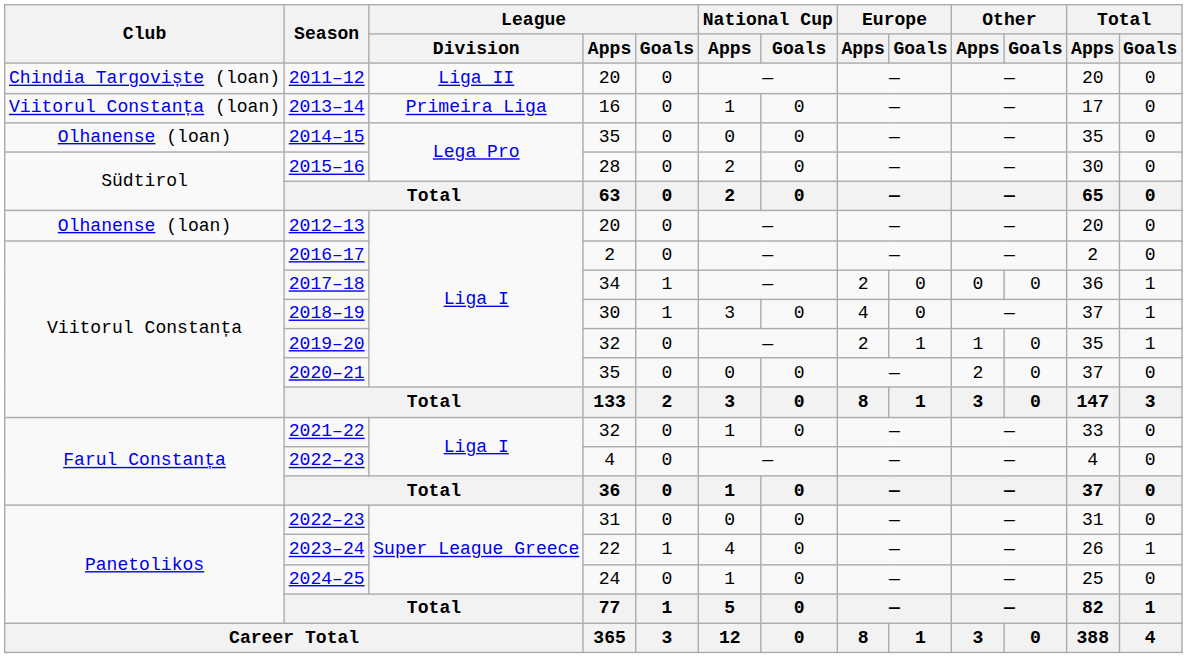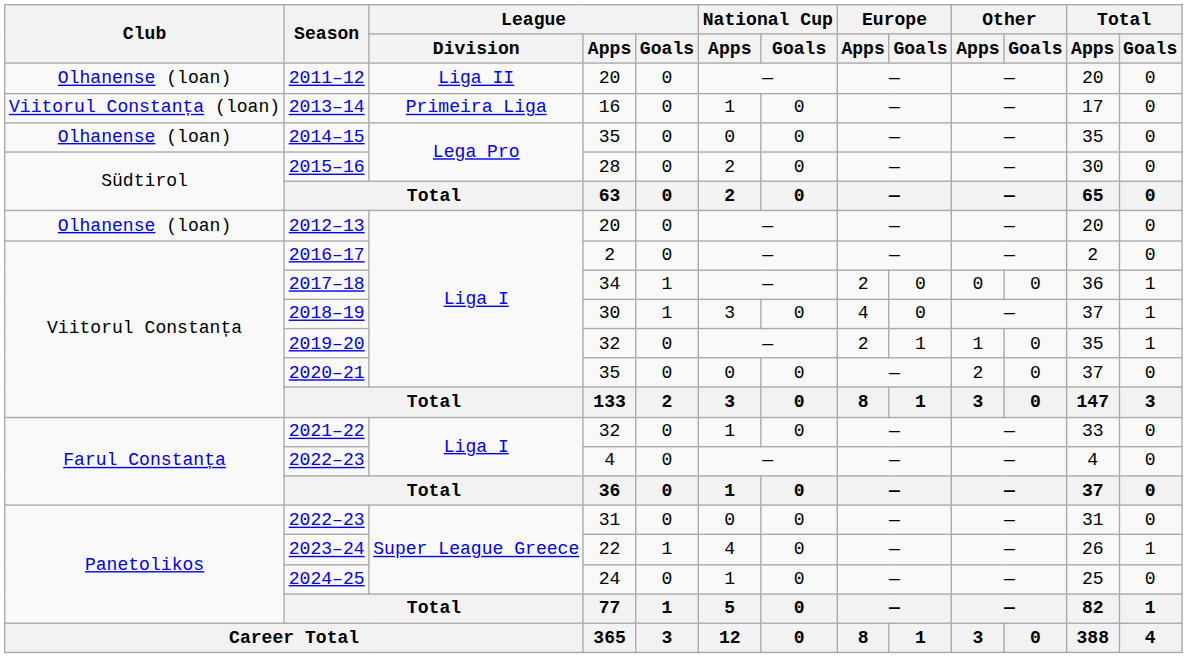(145, 78) Chindia Targoviște (loan) -> (145, 78) Olhanense (loan)
